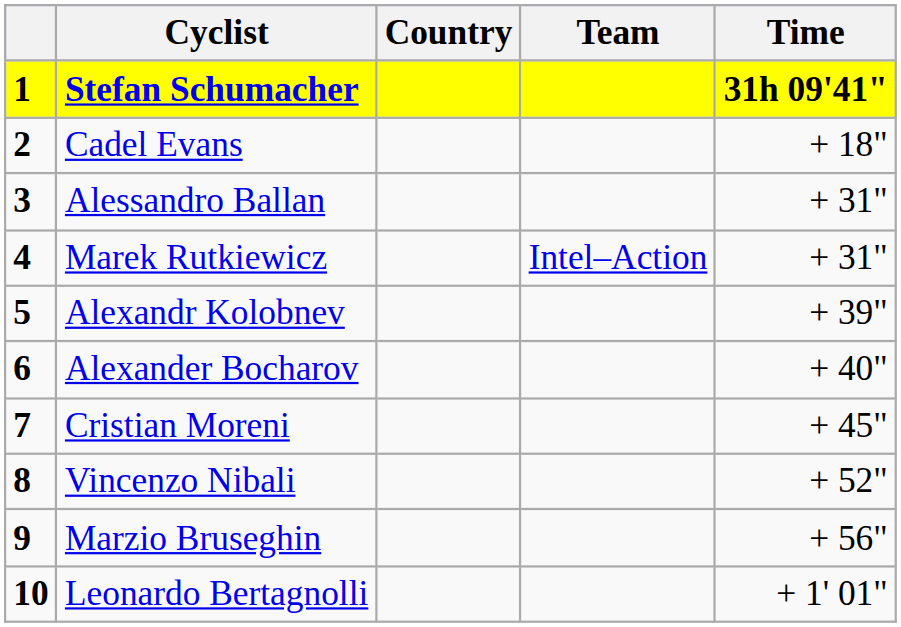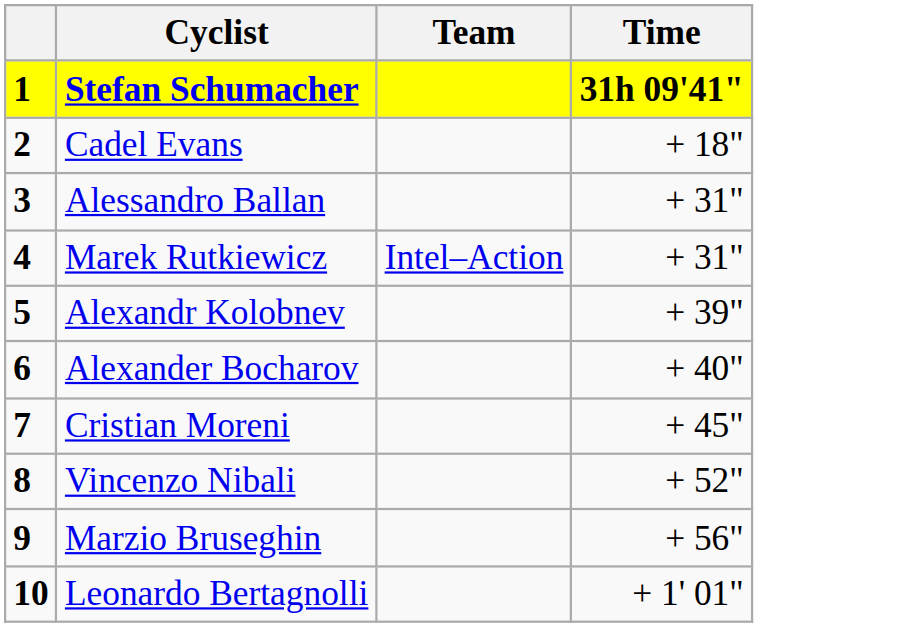- column: (448, 32)
